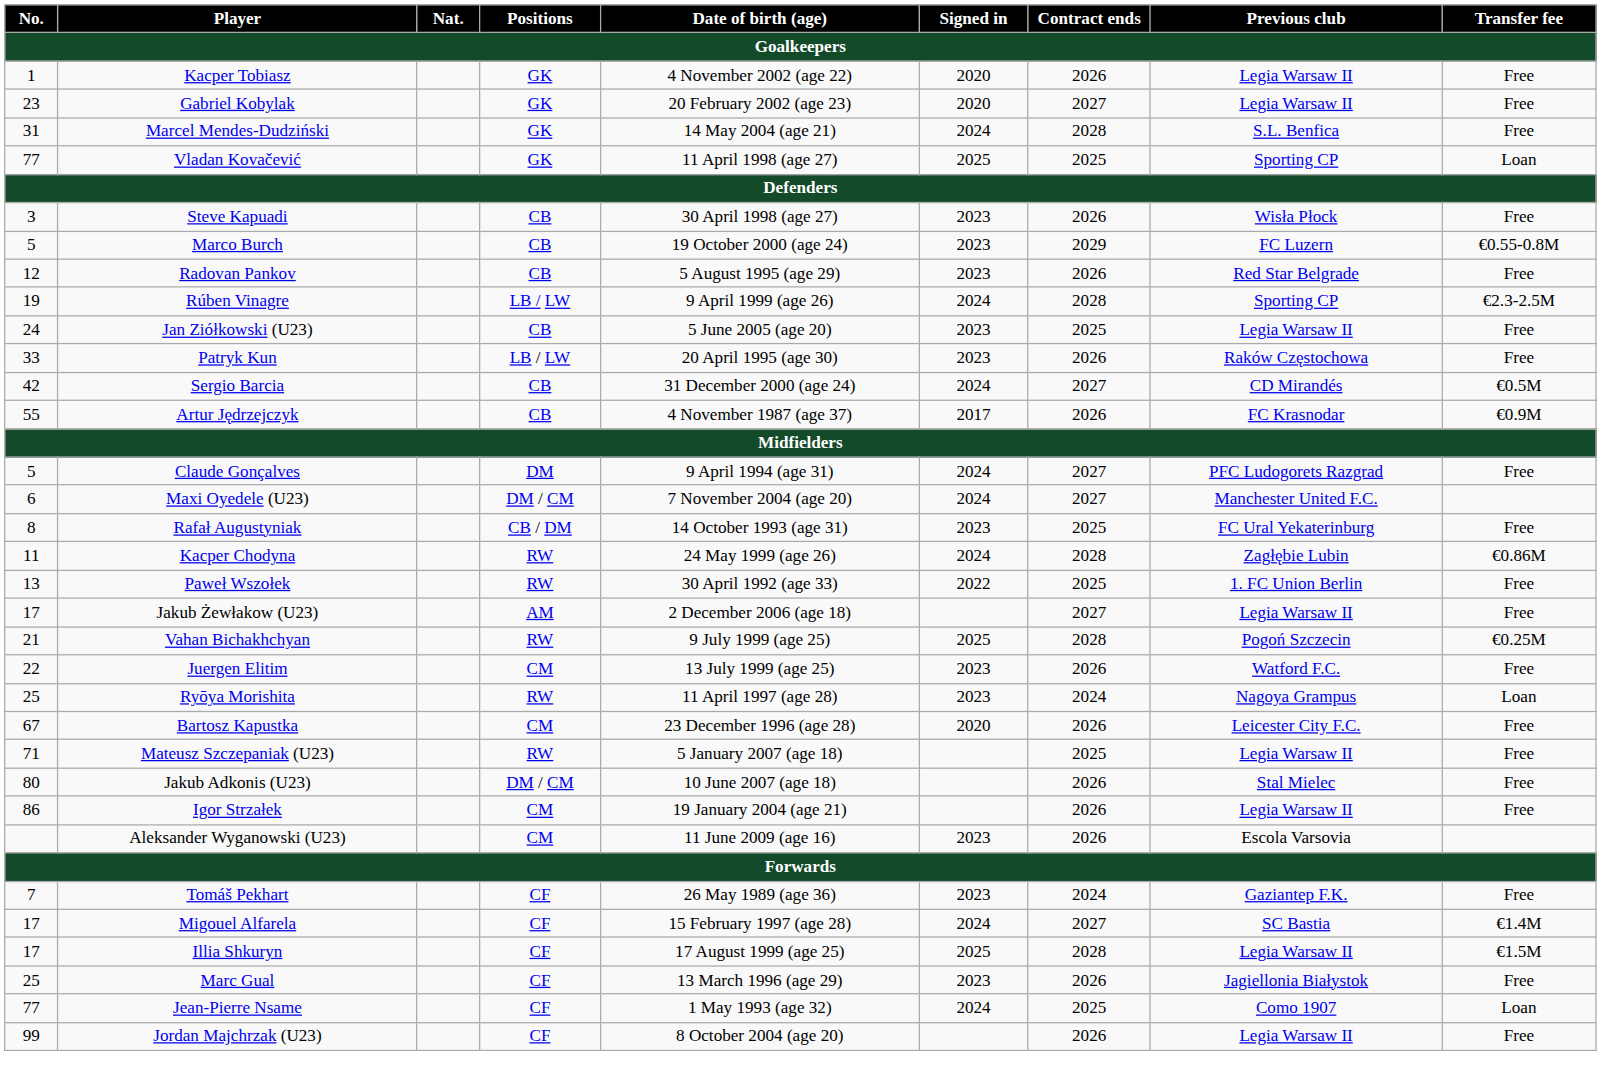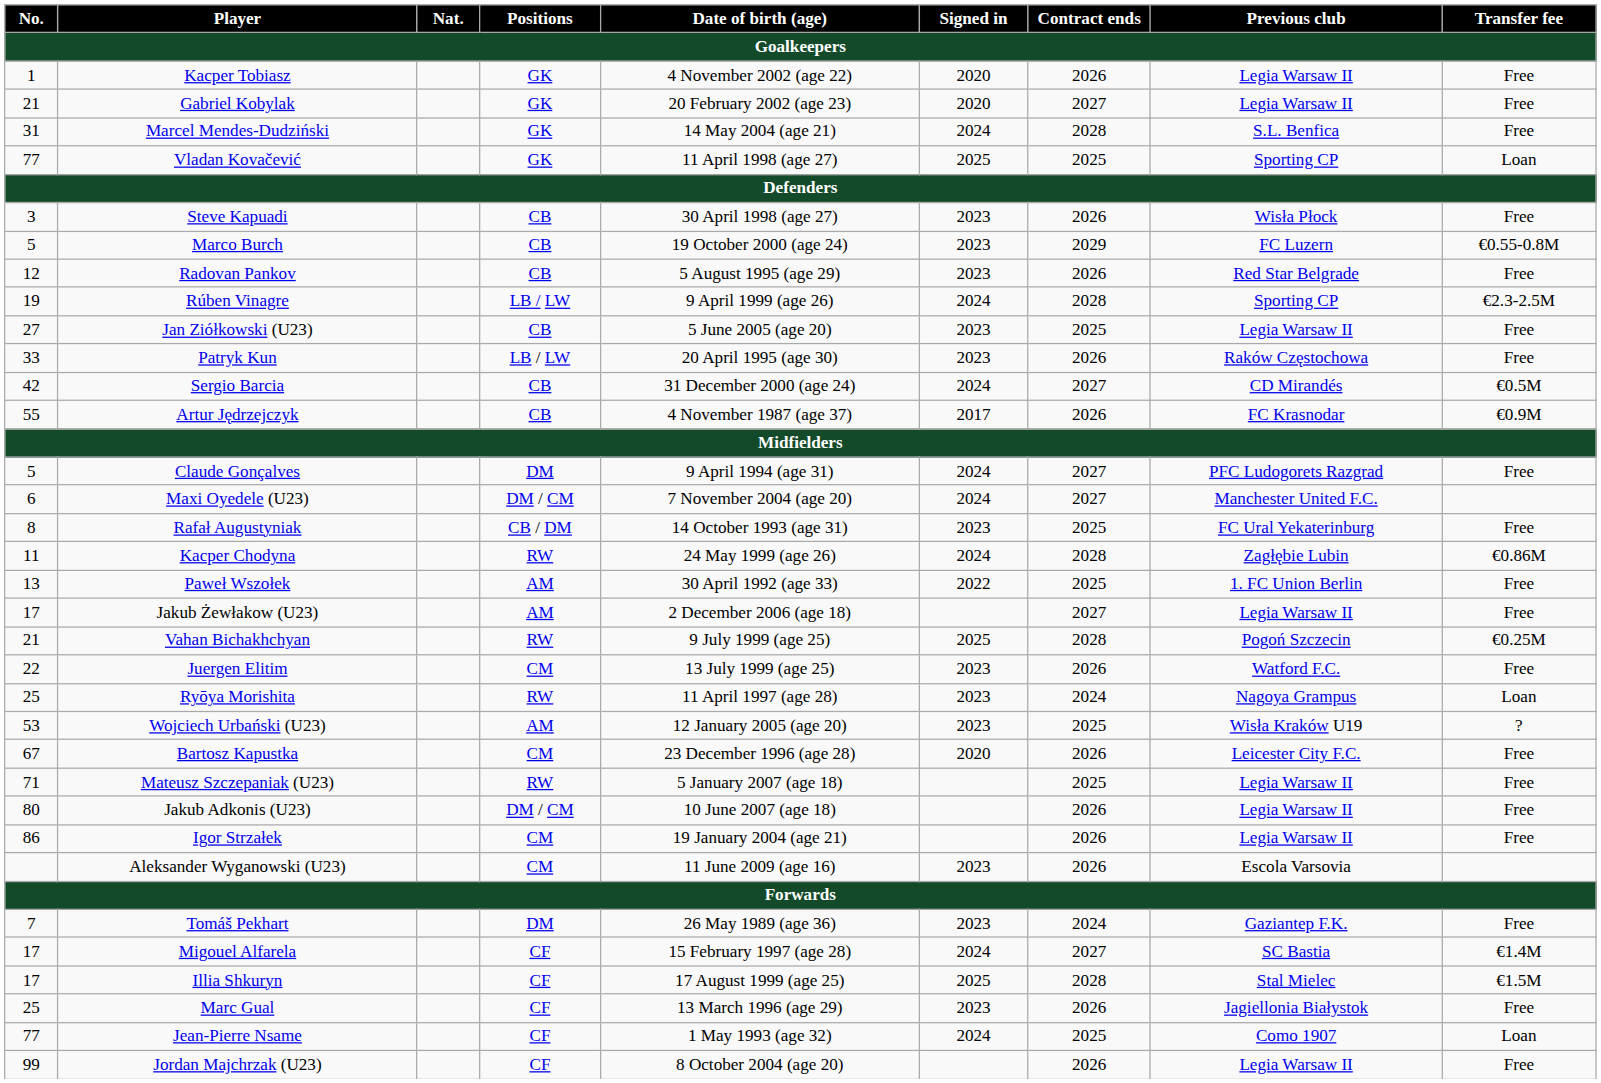(31, 103) 23 -> (31, 103) 21
(31, 329) 24 -> (31, 329) 27
(540, 583) RW -> (540, 583) AM
+ row: (237, 725)
(1296, 781) Stal Mielec -> (1296, 809) Legia Warsaw II
(540, 894) CF -> (540, 922) DM
(1296, 951) Legia Warsaw II -> (1296, 979) Stal Mielec
